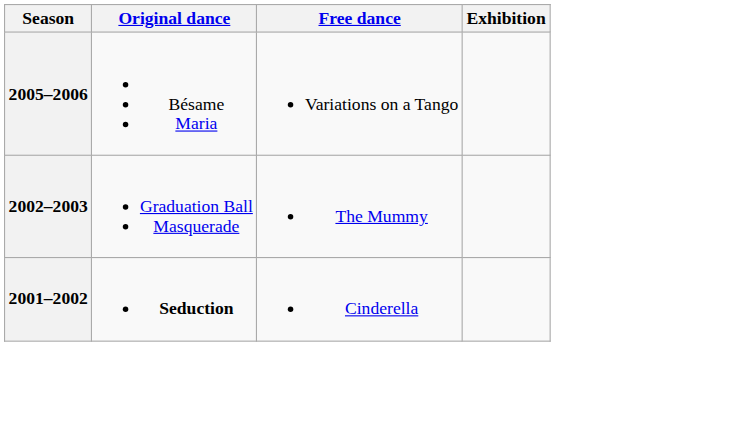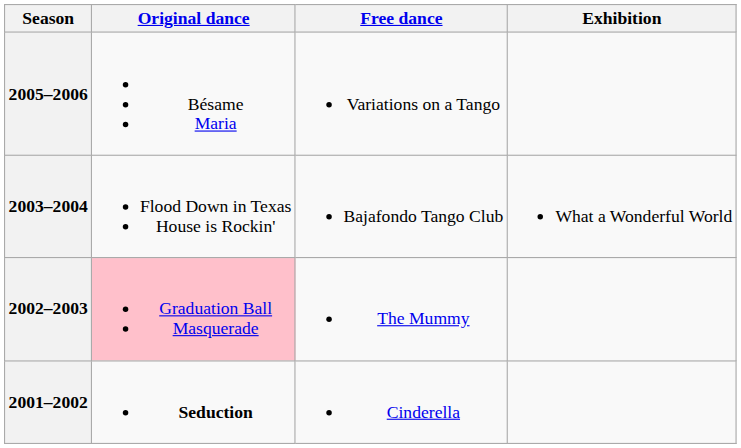+ row: (48, 206)
(174, 216) no background -> (194, 319) pink background
